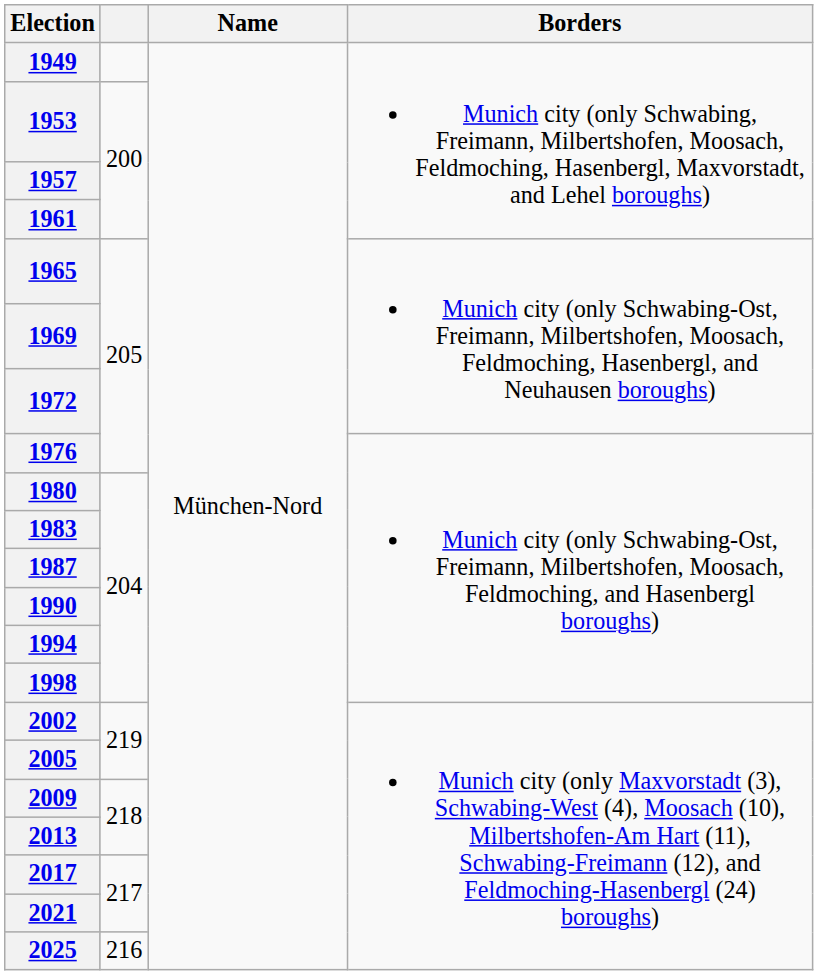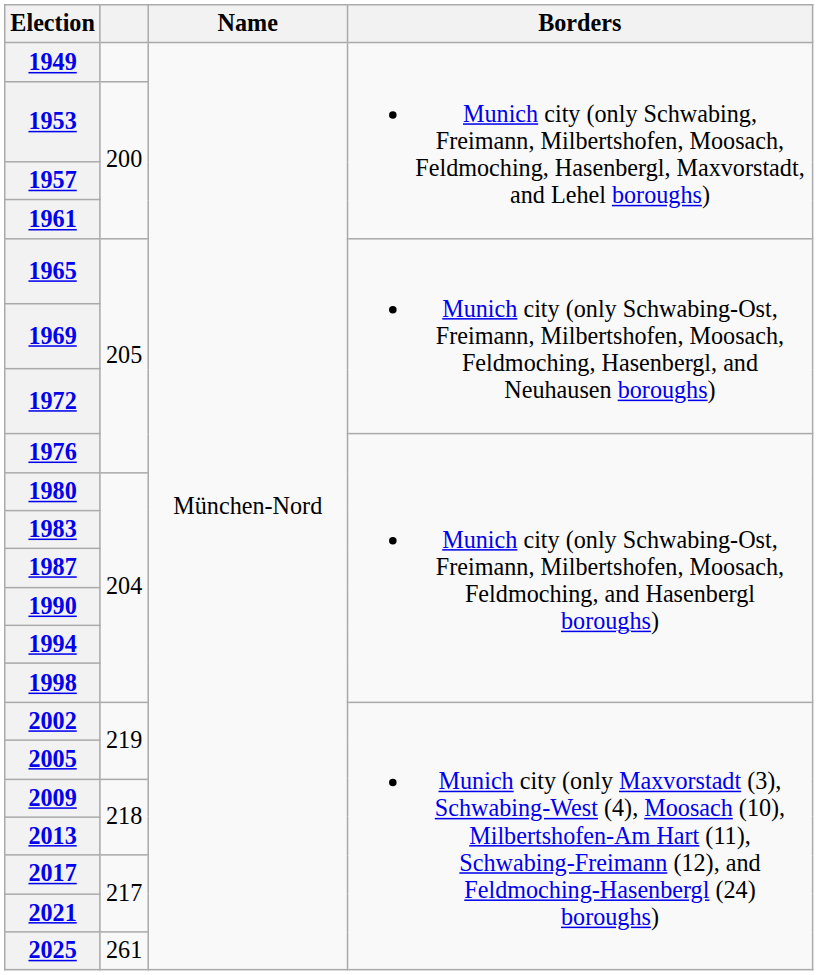(124, 950) 216 -> (124, 950) 261
